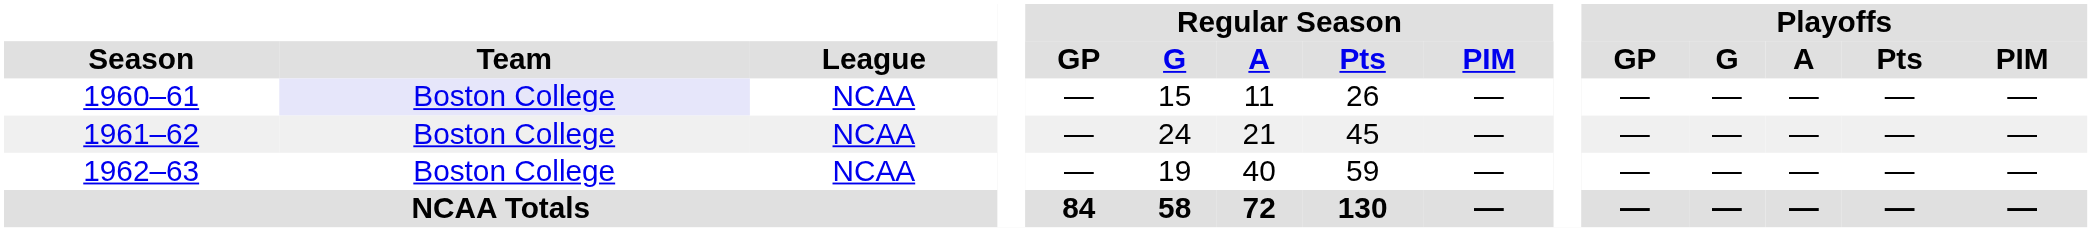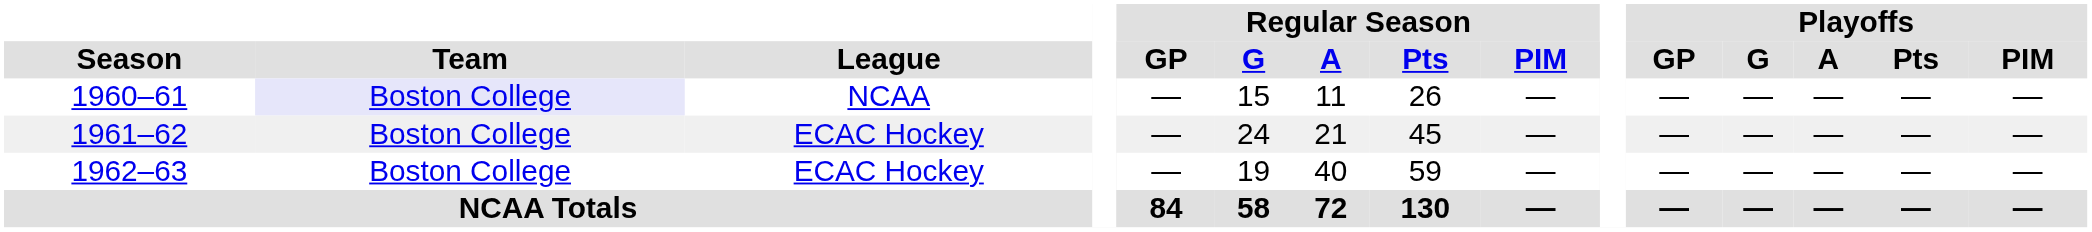(874, 133) NCAA -> (889, 133) ECAC Hockey
(874, 170) NCAA -> (889, 170) ECAC Hockey
